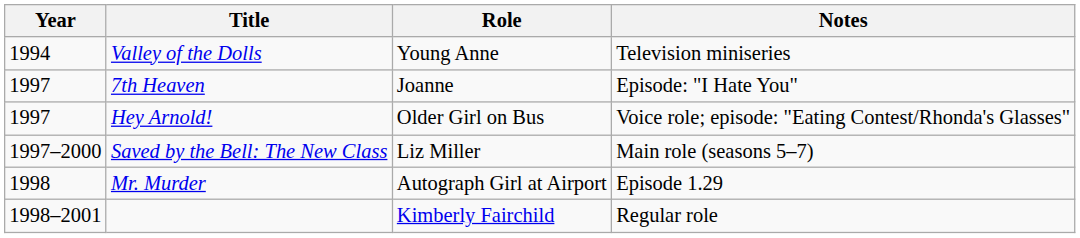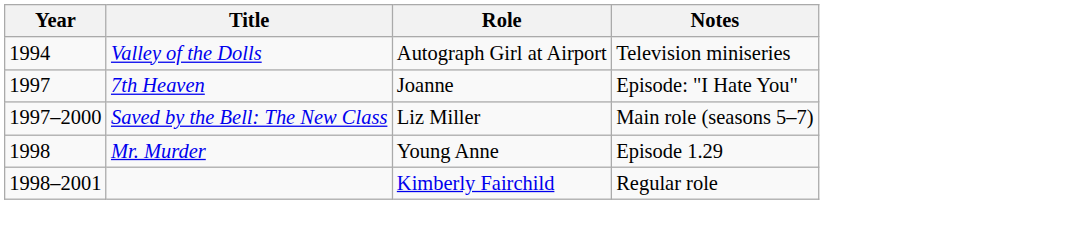(448, 53) Young Anne -> (502, 53) Autograph Girl at Airport
- row: (162, 118)
(502, 183) Autograph Girl at Airport -> (448, 150) Young Anne
